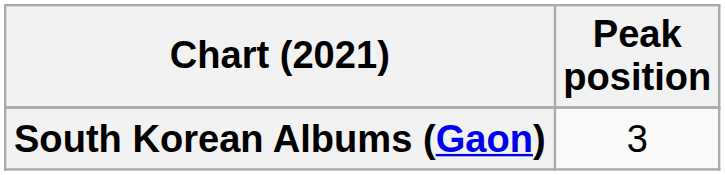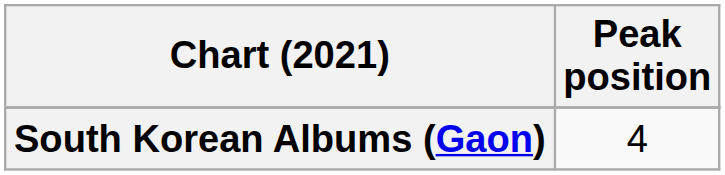(637, 137) 3 -> (637, 137) 4
